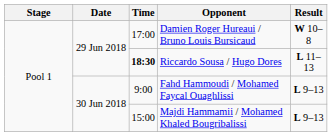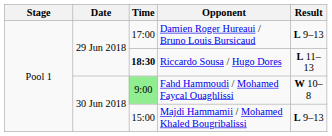(309, 34) W 10–8 -> (309, 34) L 9–13
(143, 90) no background -> (143, 90) lightgreen background
(309, 90) L 9–13 -> (309, 90) W 10–8
